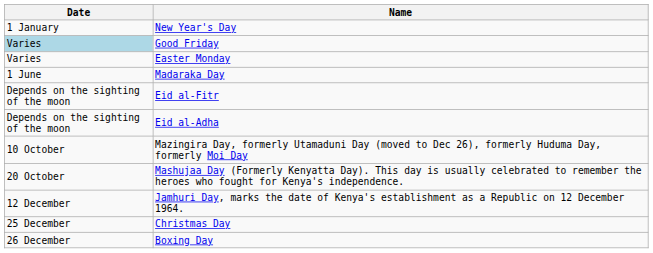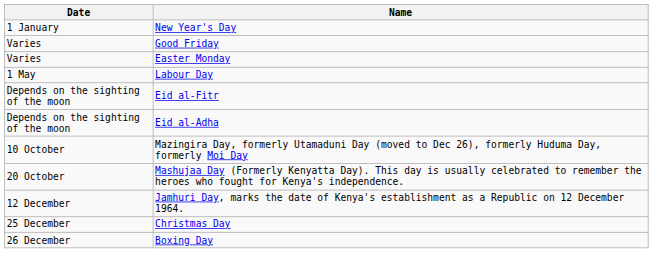(24, 44) lightblue background -> (24, 44) no background
+ row: (184, 75)
- row: (190, 75)
